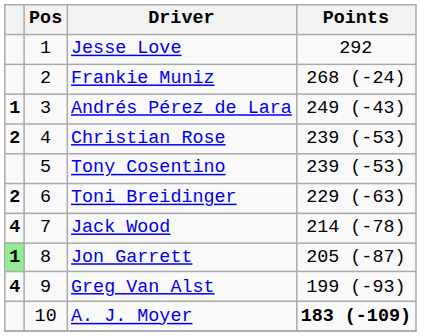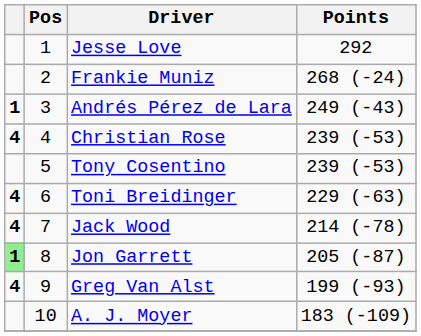(15, 139) 2 -> (15, 139) 4
(15, 198) 2 -> (15, 198) 4
(356, 317) bold -> (356, 317) normal
